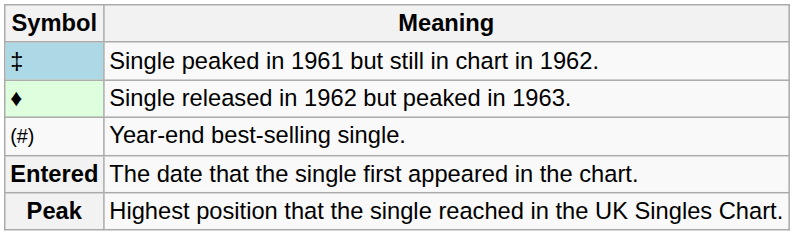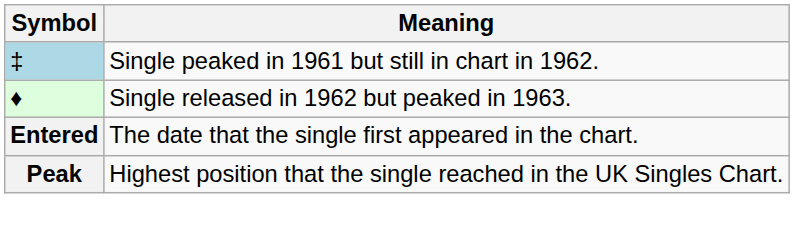- row: (258, 135)
